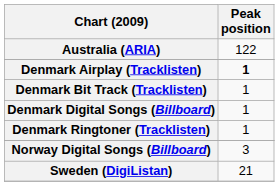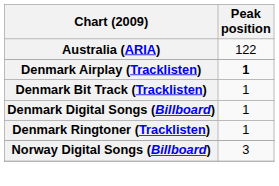- row: (111, 171)
